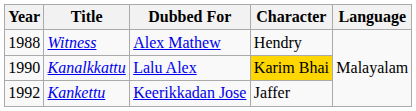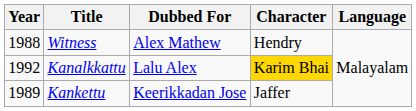(24, 67) 1990 -> (24, 67) 1992
(24, 93) 1992 -> (24, 93) 1989
